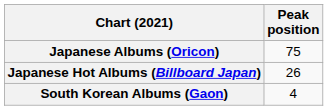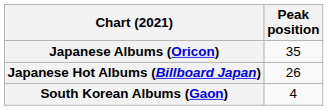(293, 51) 75 -> (293, 51) 35
